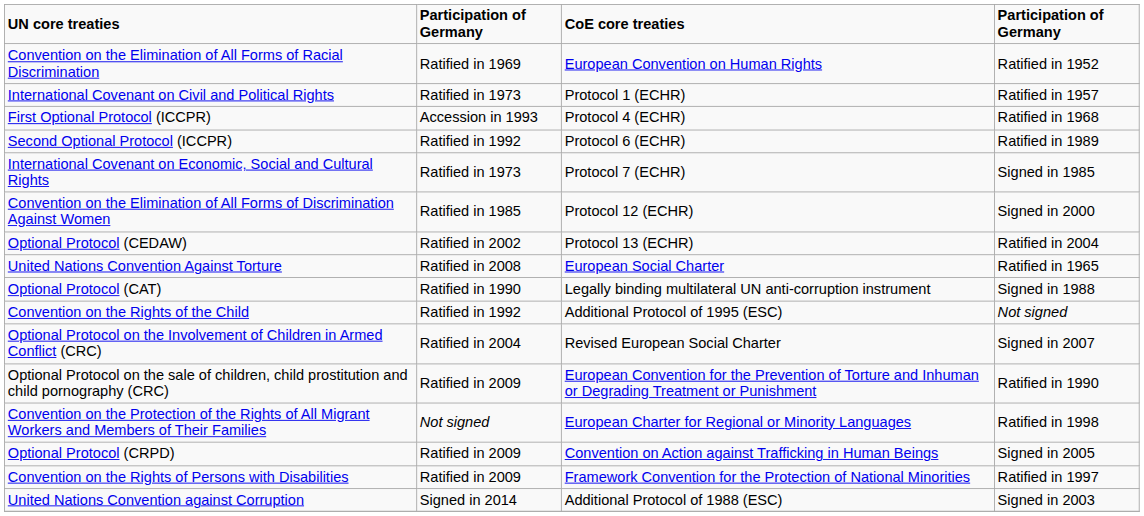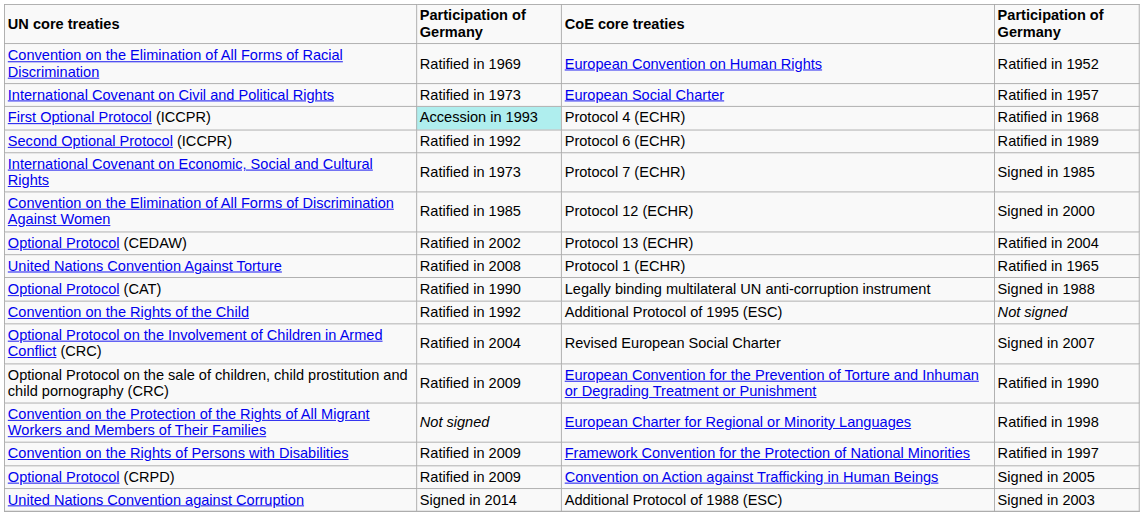(625, 94) Protocol 1 (ECHR) -> (644, 94) European Social Charter
(479, 118) no background -> (479, 118) paleturquoise background
(644, 266) European Social Charter -> (625, 266) Protocol 1 (ECHR)
rows swapped: (178, 477) <-> (91, 453)
